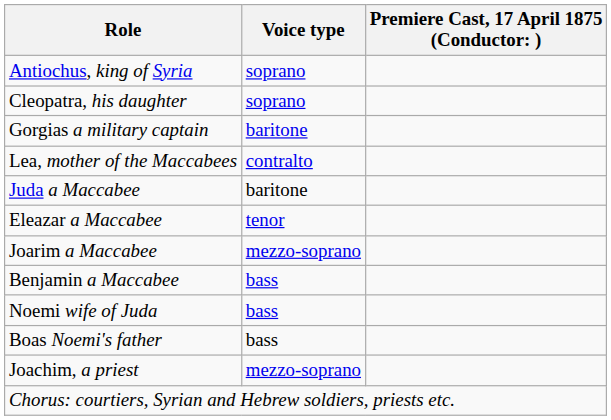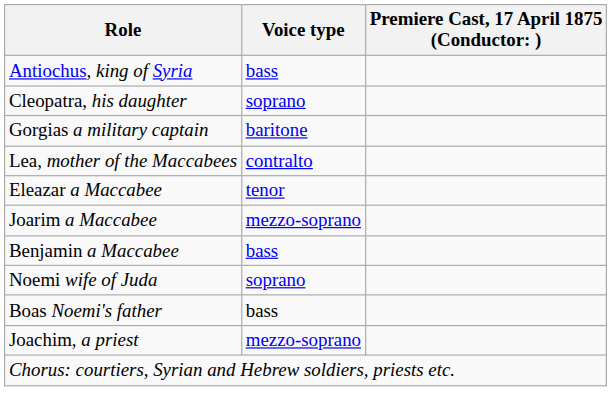(276, 70) soprano -> (262, 70) bass
- row: (74, 190)
(262, 310) bass -> (276, 280) soprano
